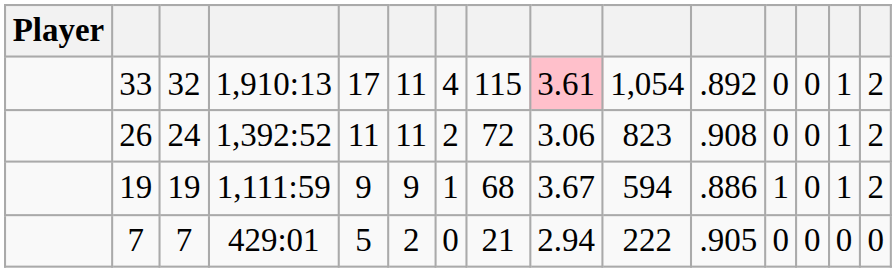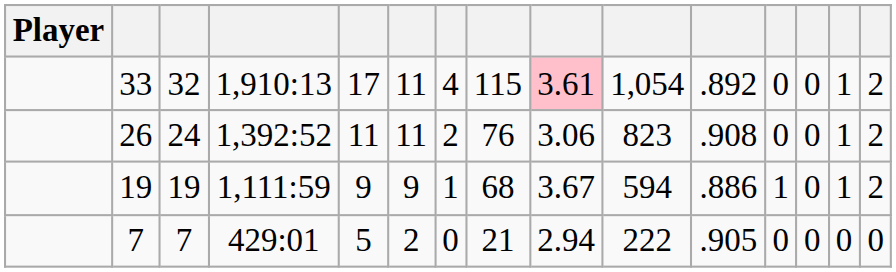(498, 135) 72 -> (498, 135) 76
